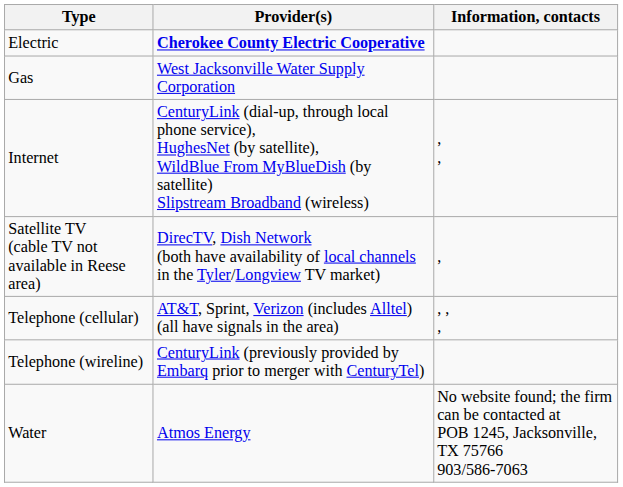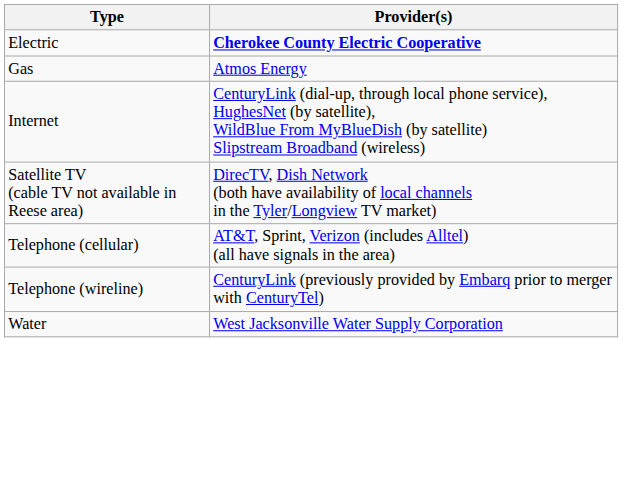- column: (525, 17)
(261, 77) West Jacksonville Water Supply Corporation -> (260, 68) Atmos Energy
(204, 433) Atmos Energy -> (358, 323) West Jacksonville Water Supply Corporation
